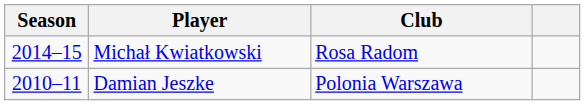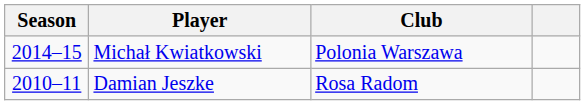(367, 52) Rosa Radom -> (389, 52) Polonia Warszawa
(389, 83) Polonia Warszawa -> (367, 83) Rosa Radom
